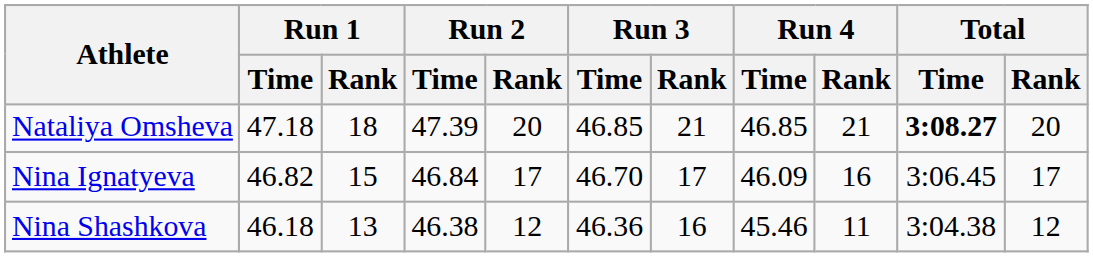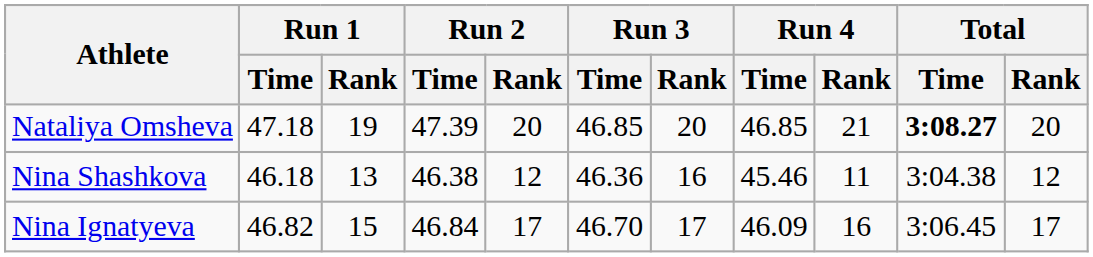(363, 127) 18 -> (363, 127) 19
(692, 127) 21 -> (692, 127) 20
rows swapped: (103, 176) <-> (109, 226)
